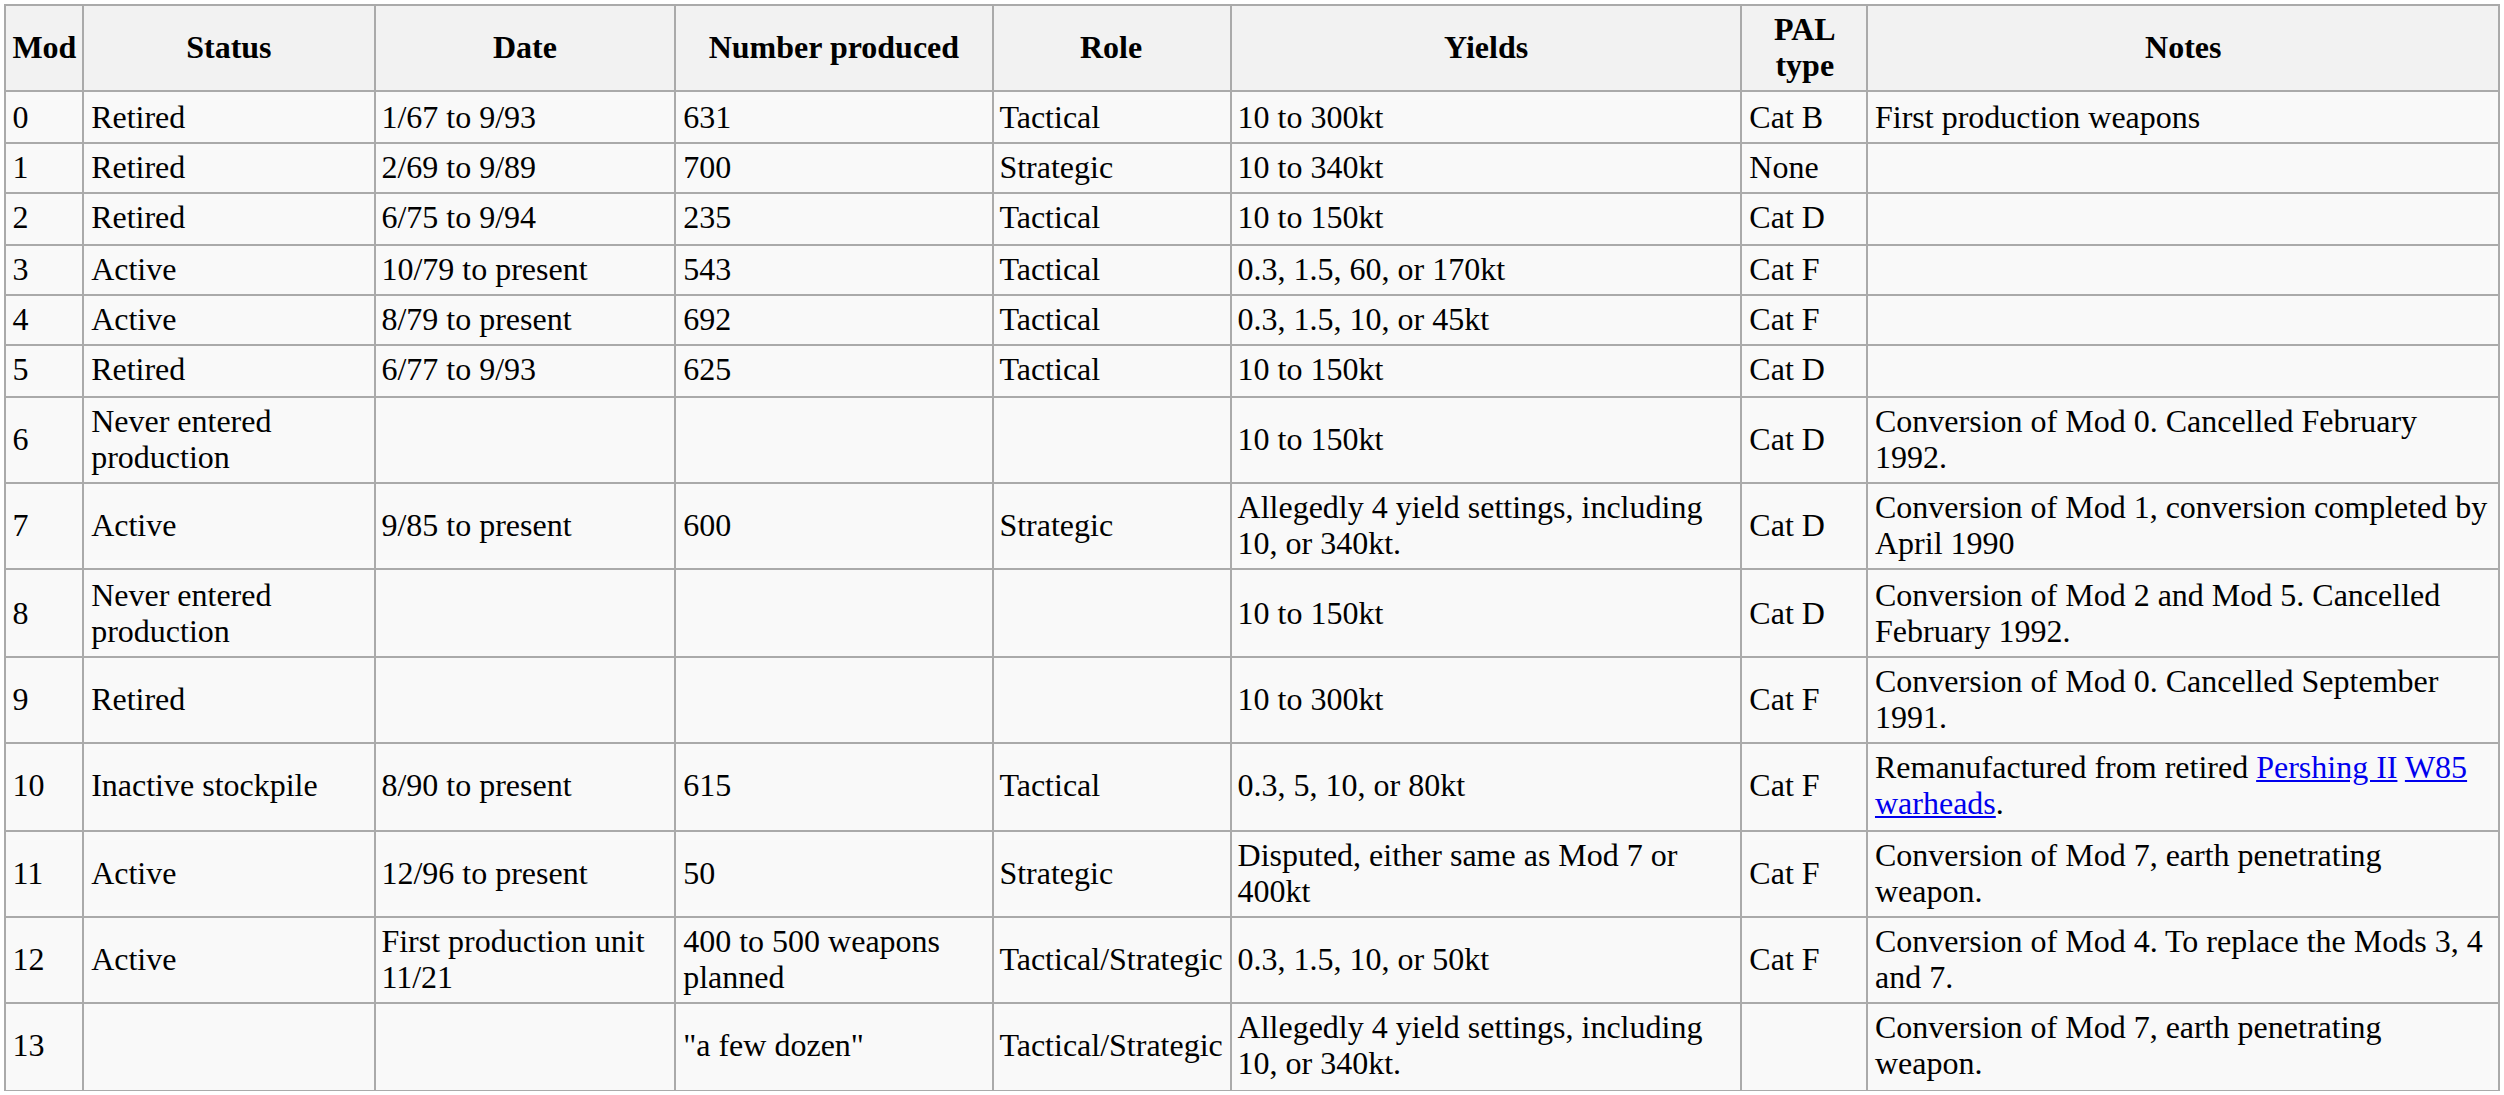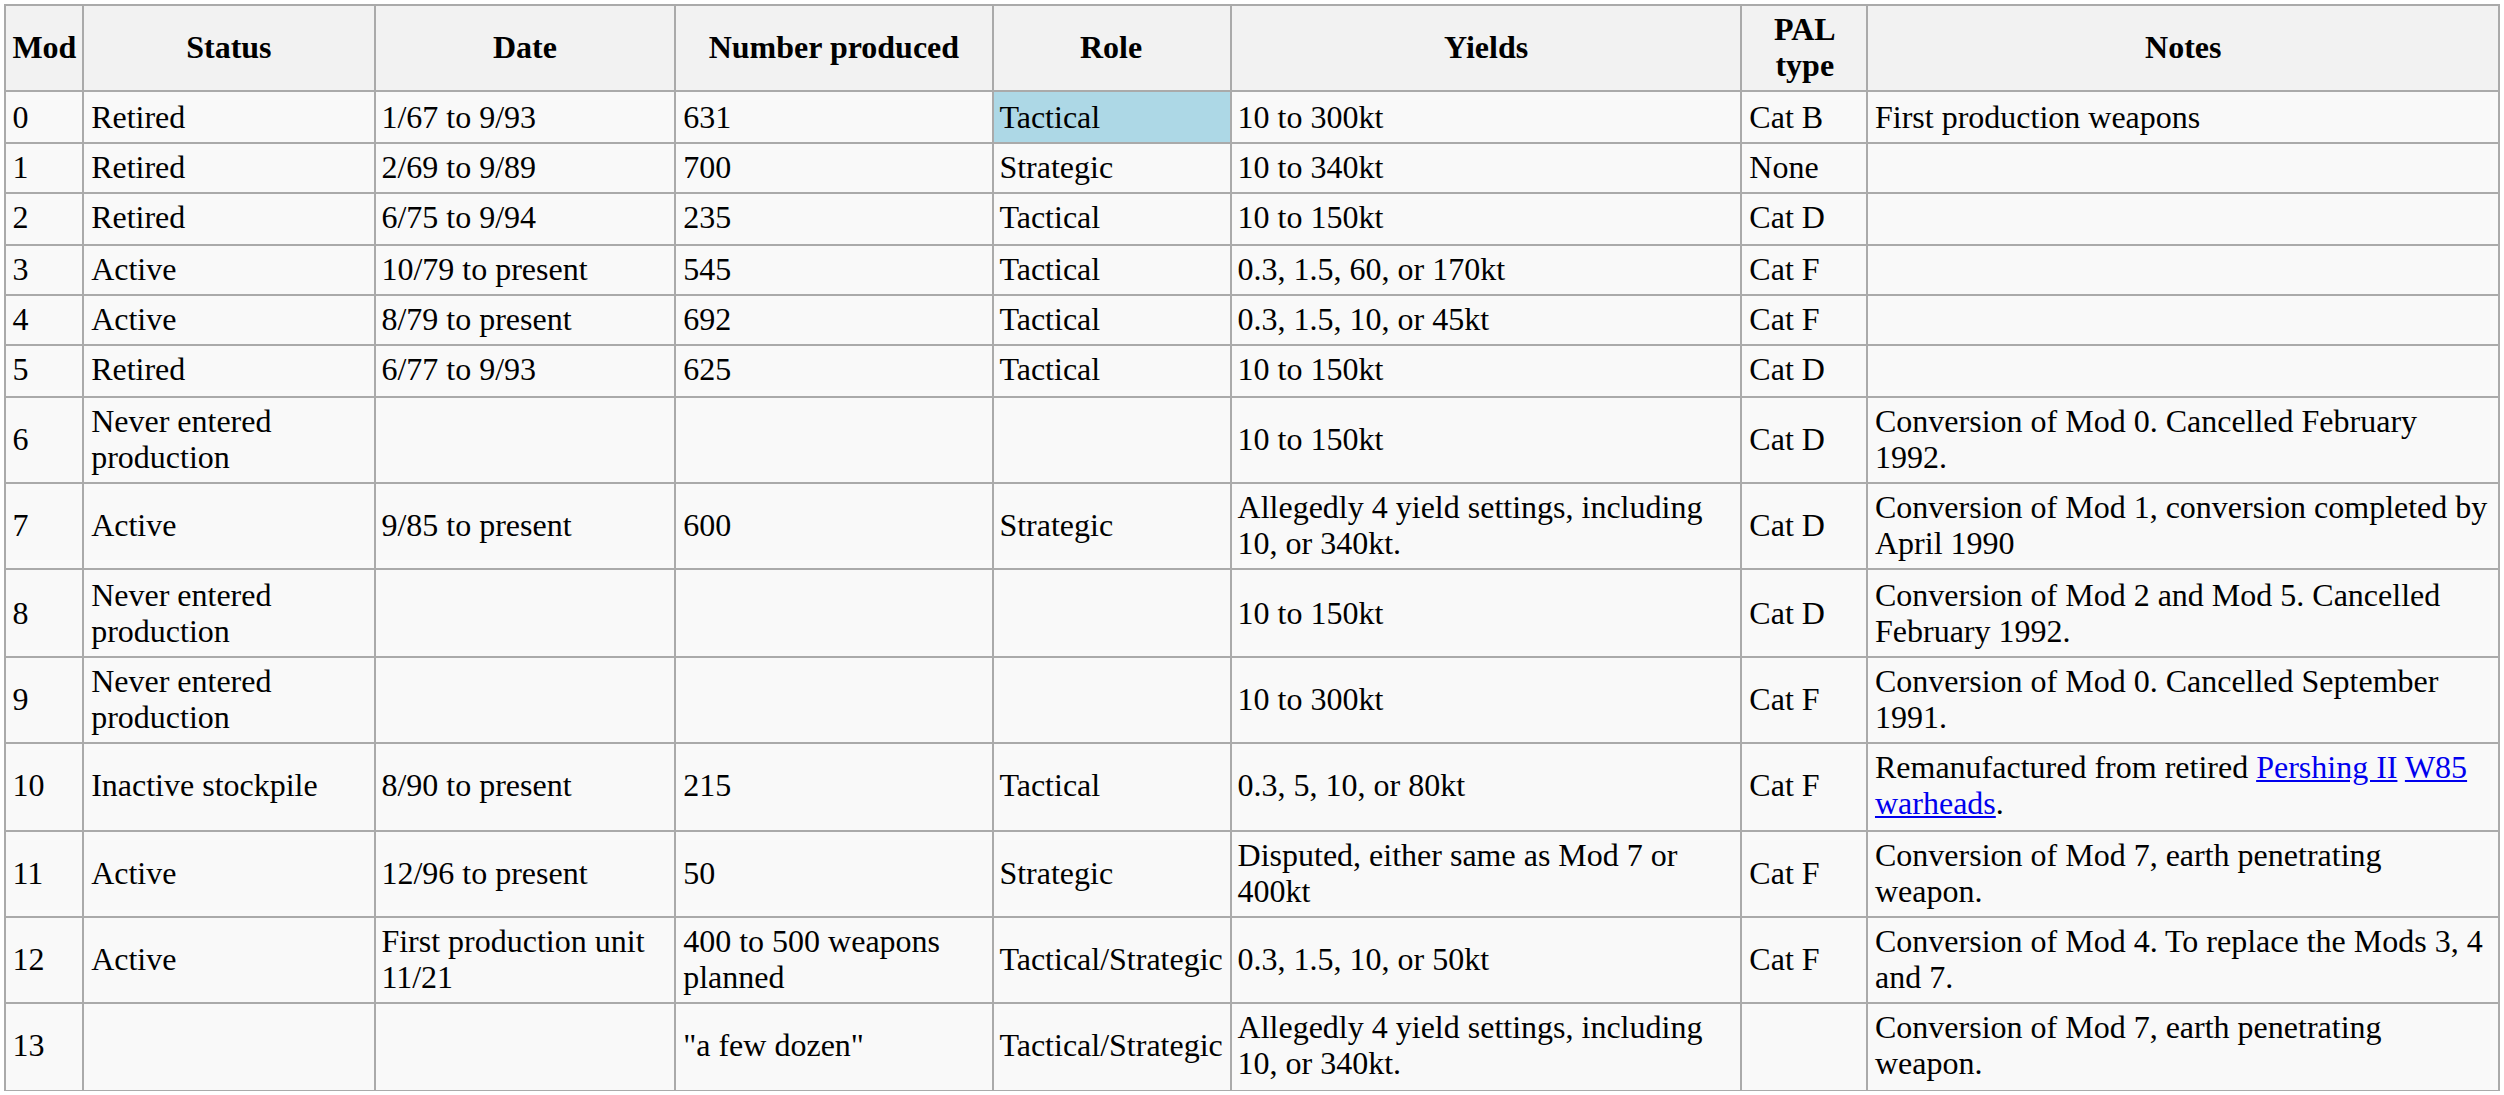(1050, 116) no background -> (1050, 116) lightblue background
(707, 268) 543 -> (707, 268) 545
(138, 699) Retired -> (181, 699) Never entered production
(707, 786) 615 -> (707, 786) 215
